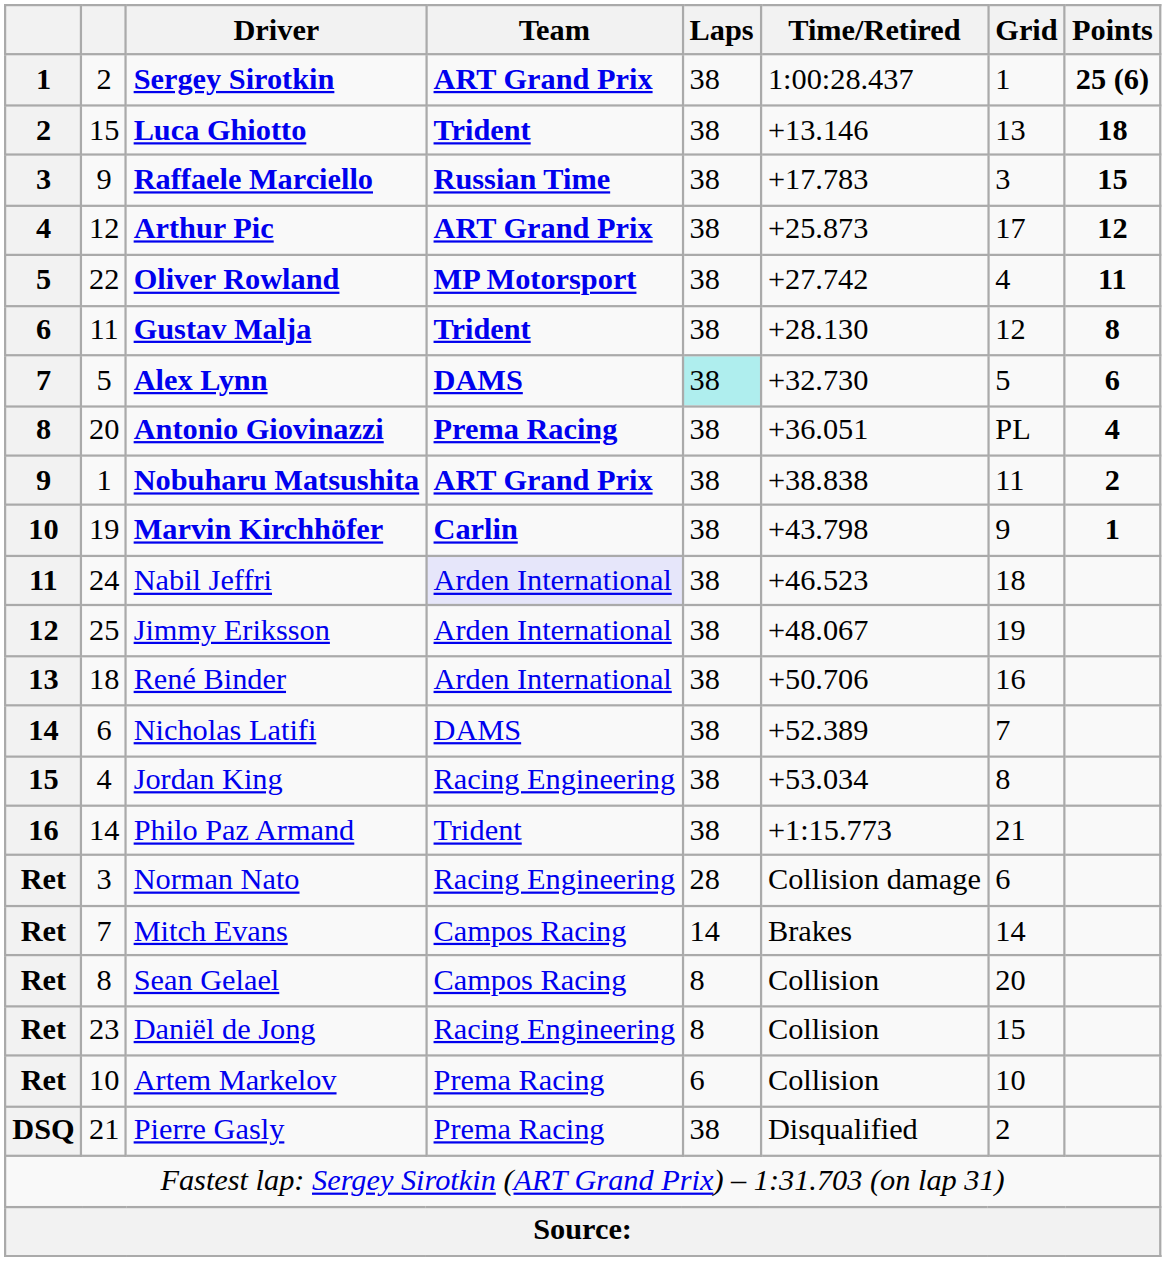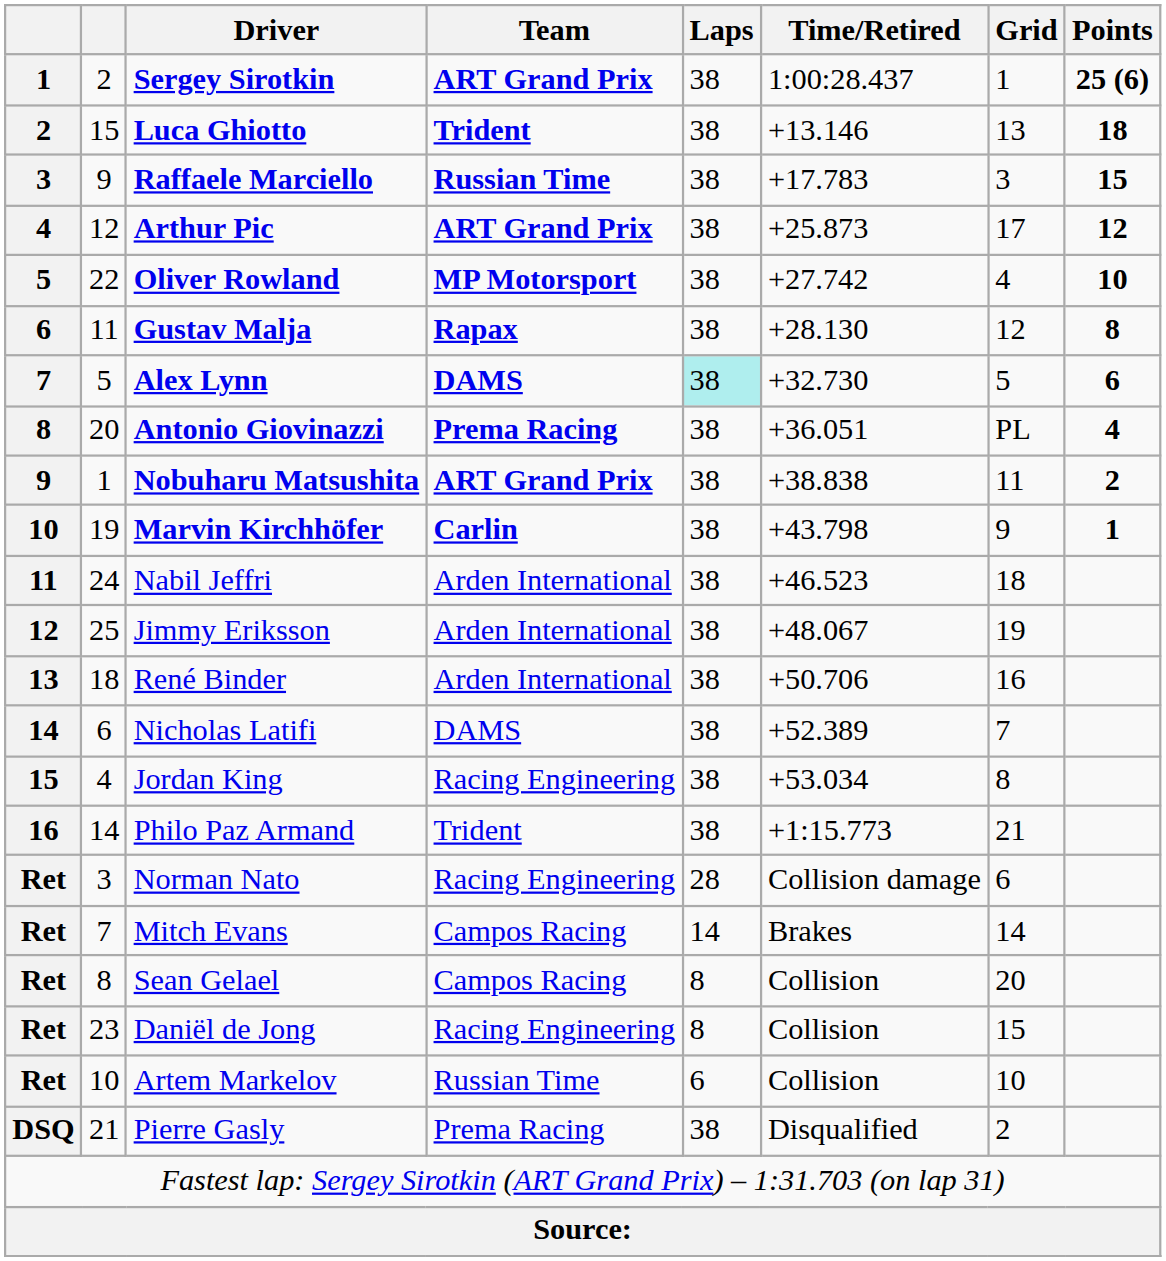(1112, 279) 11 -> (1112, 279) 10
(482, 329) Trident -> (476, 329) Rapax
(553, 579) lavender background -> (553, 579) no background
(519, 1079) Prema Racing -> (517, 1079) Russian Time
